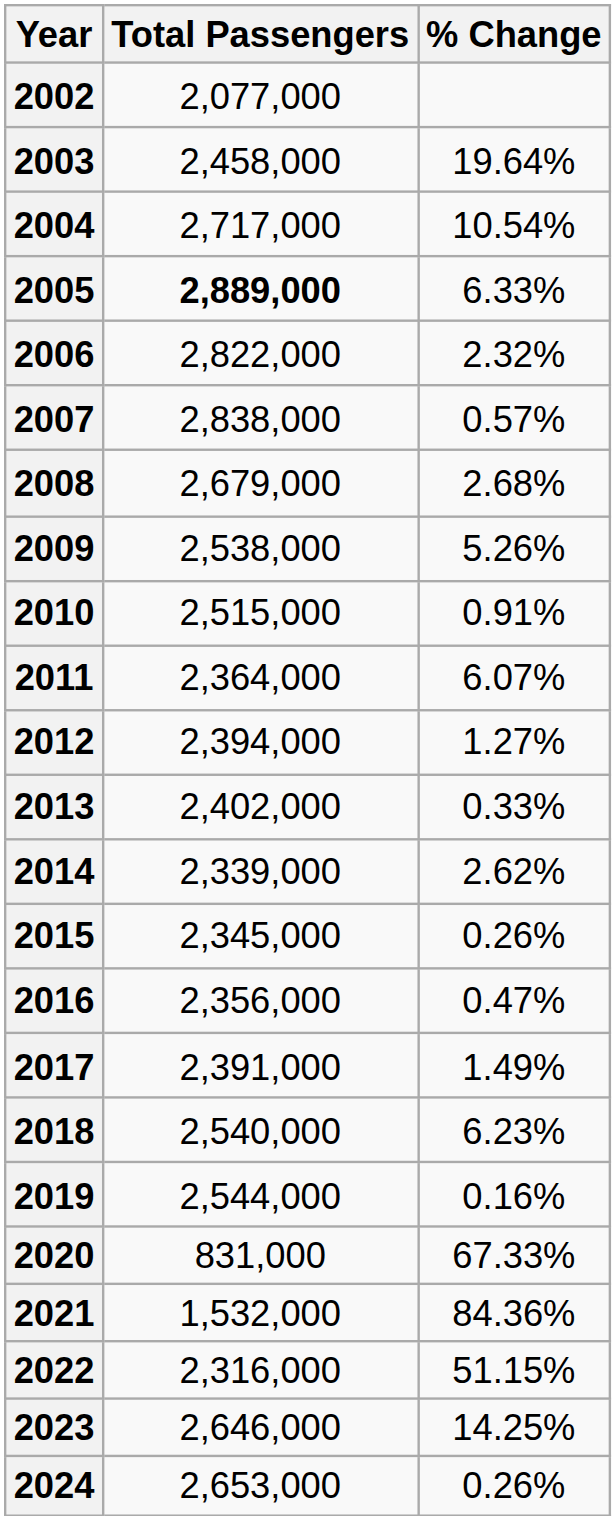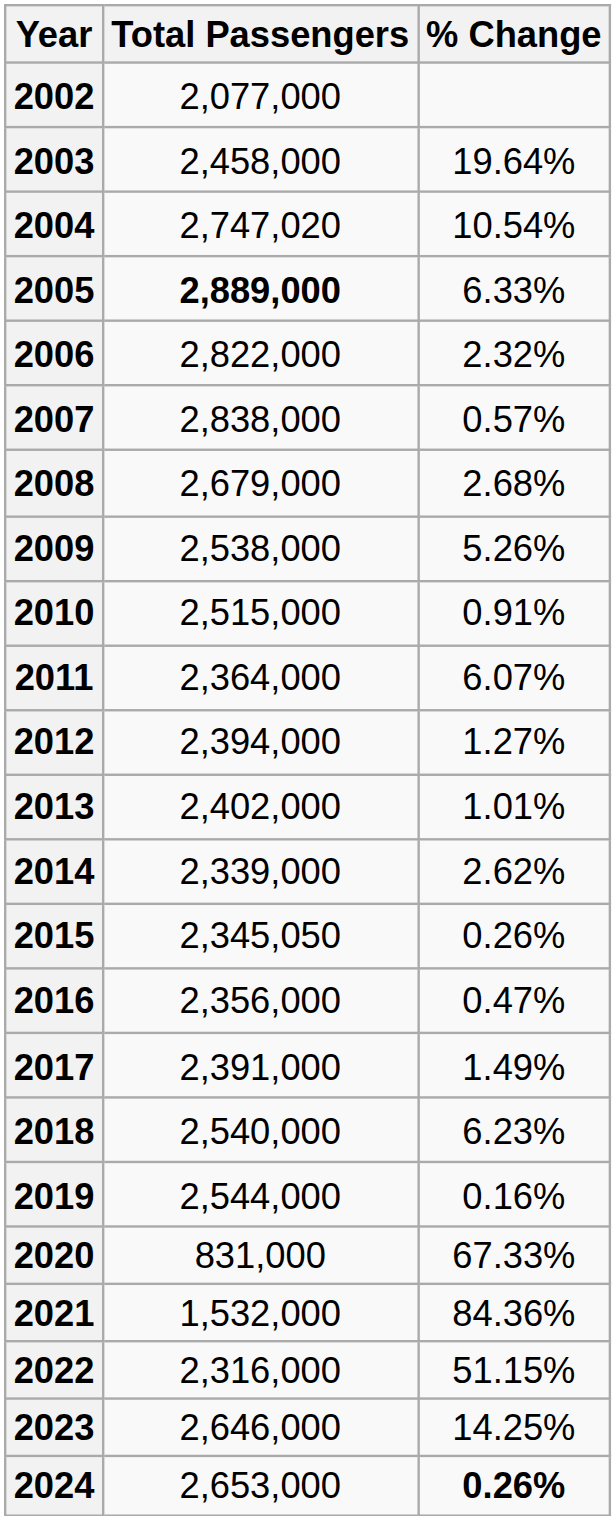(260, 225) 2,717,000 -> (260, 225) 2,747,020
(514, 807) 0.33% -> (514, 807) 1.01%
(260, 936) 2,345,000 -> (260, 936) 2,345,050
(514, 1486) normal -> (514, 1486) bold
